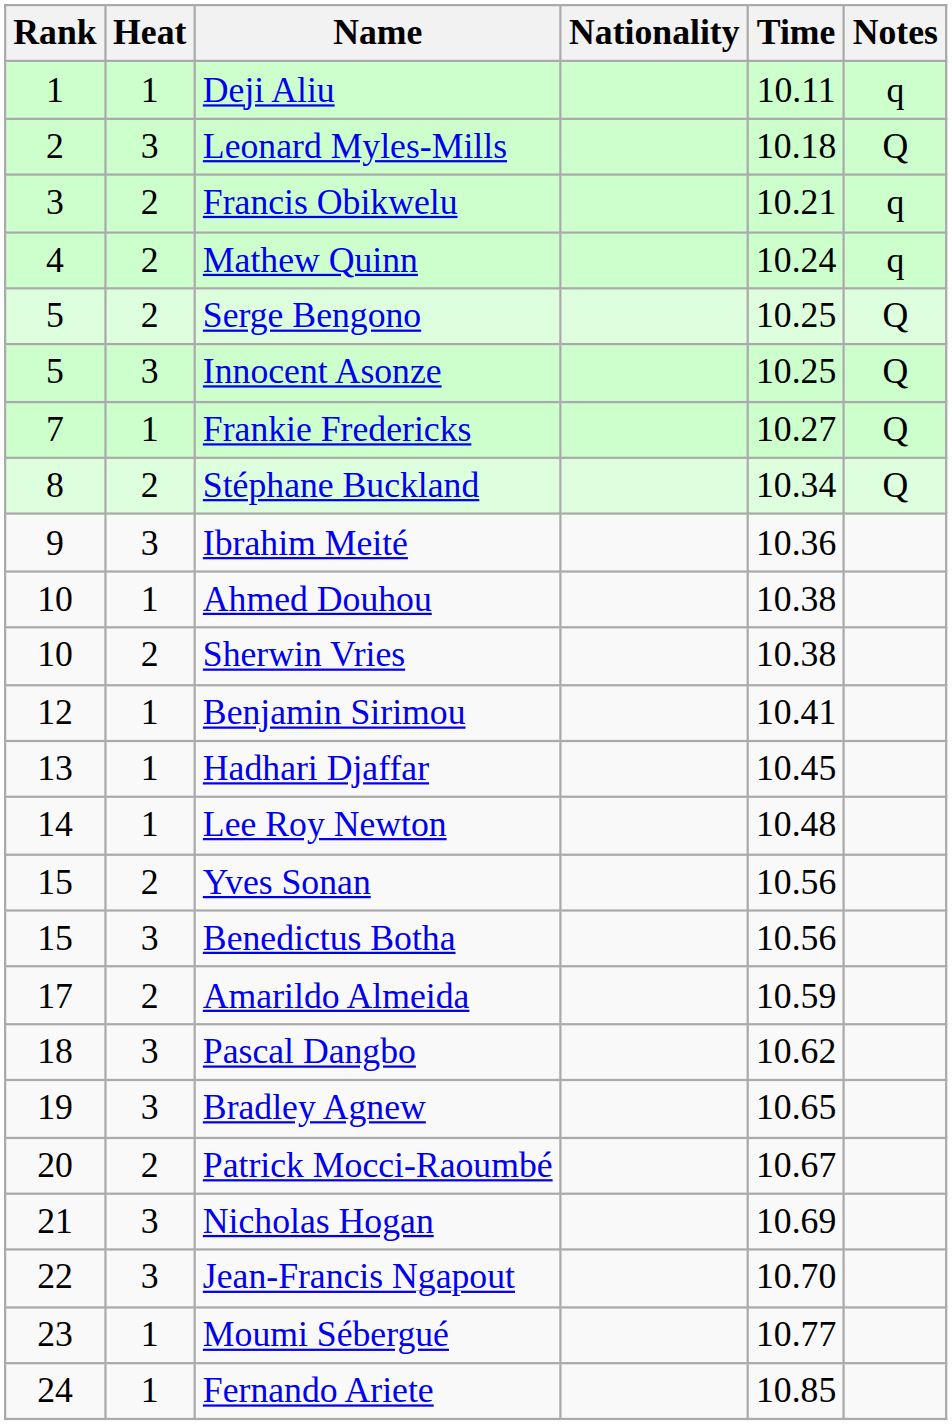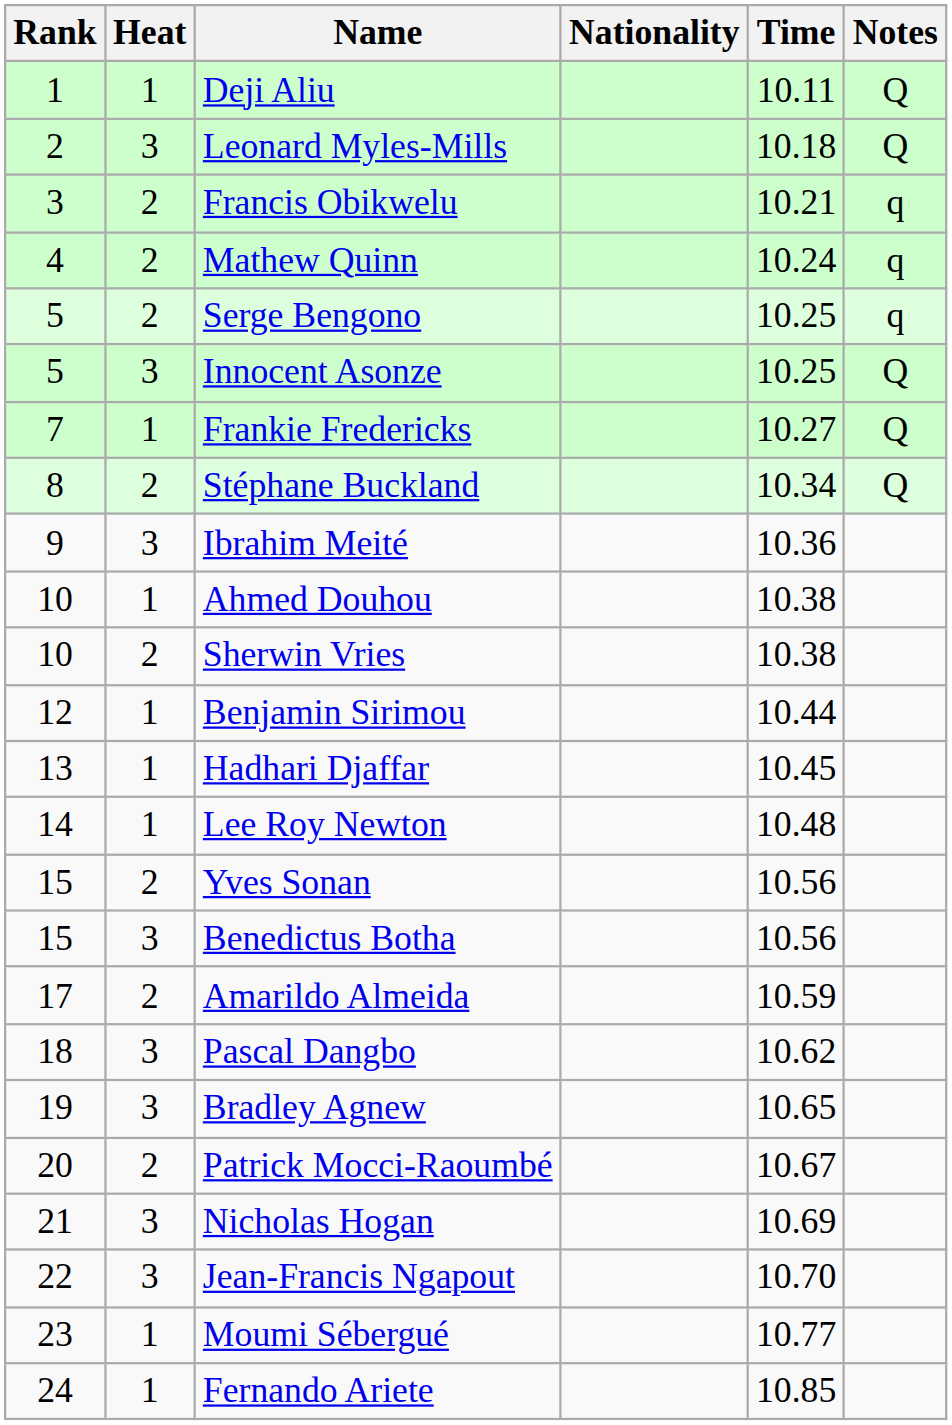(895, 89) q -> (895, 89) Q
(895, 315) Q -> (895, 315) q
(796, 711) 10.41 -> (796, 711) 10.44
